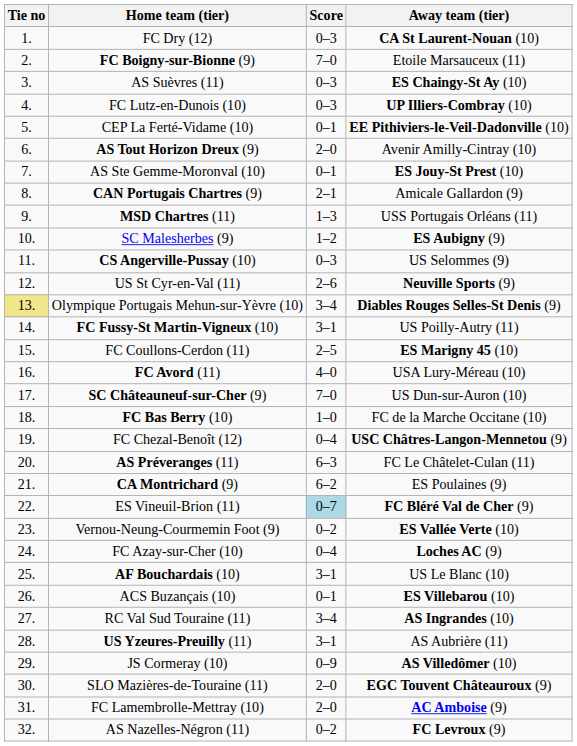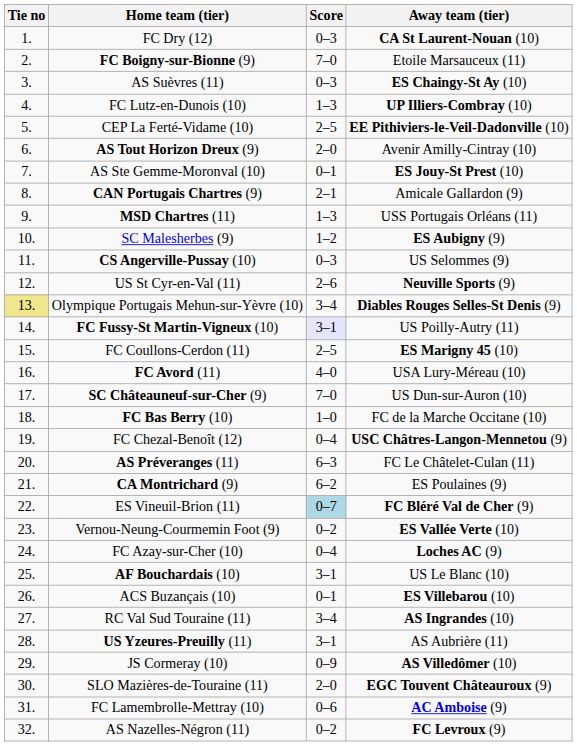(326, 104) 0–3 -> (326, 104) 1–3
(326, 127) 0–1 -> (326, 127) 2–5
(326, 328) no background -> (326, 328) lavender background
(326, 707) 2–0 -> (326, 707) 0–6
